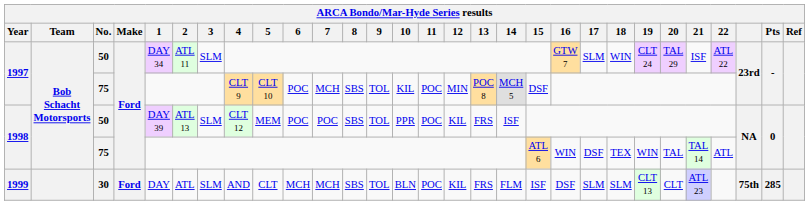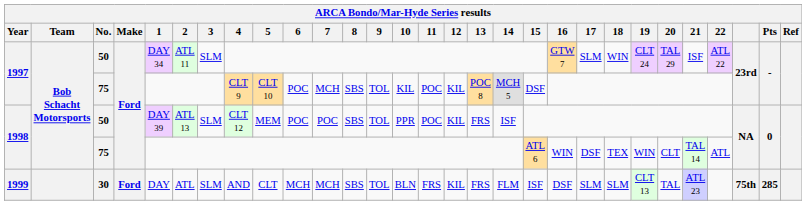(457, 89) MIN -> (456, 89) KIL
(673, 152) TAL -> (670, 152) CLT
(432, 184) POC -> (432, 184) FRS
(673, 184) CLT -> (670, 184) TAL
